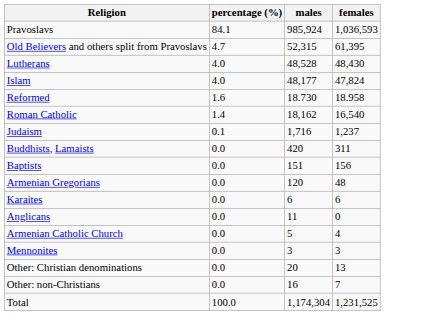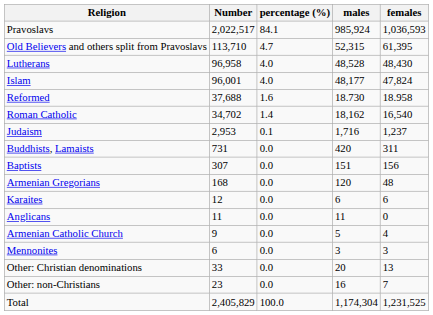+ column: (233, 13)
